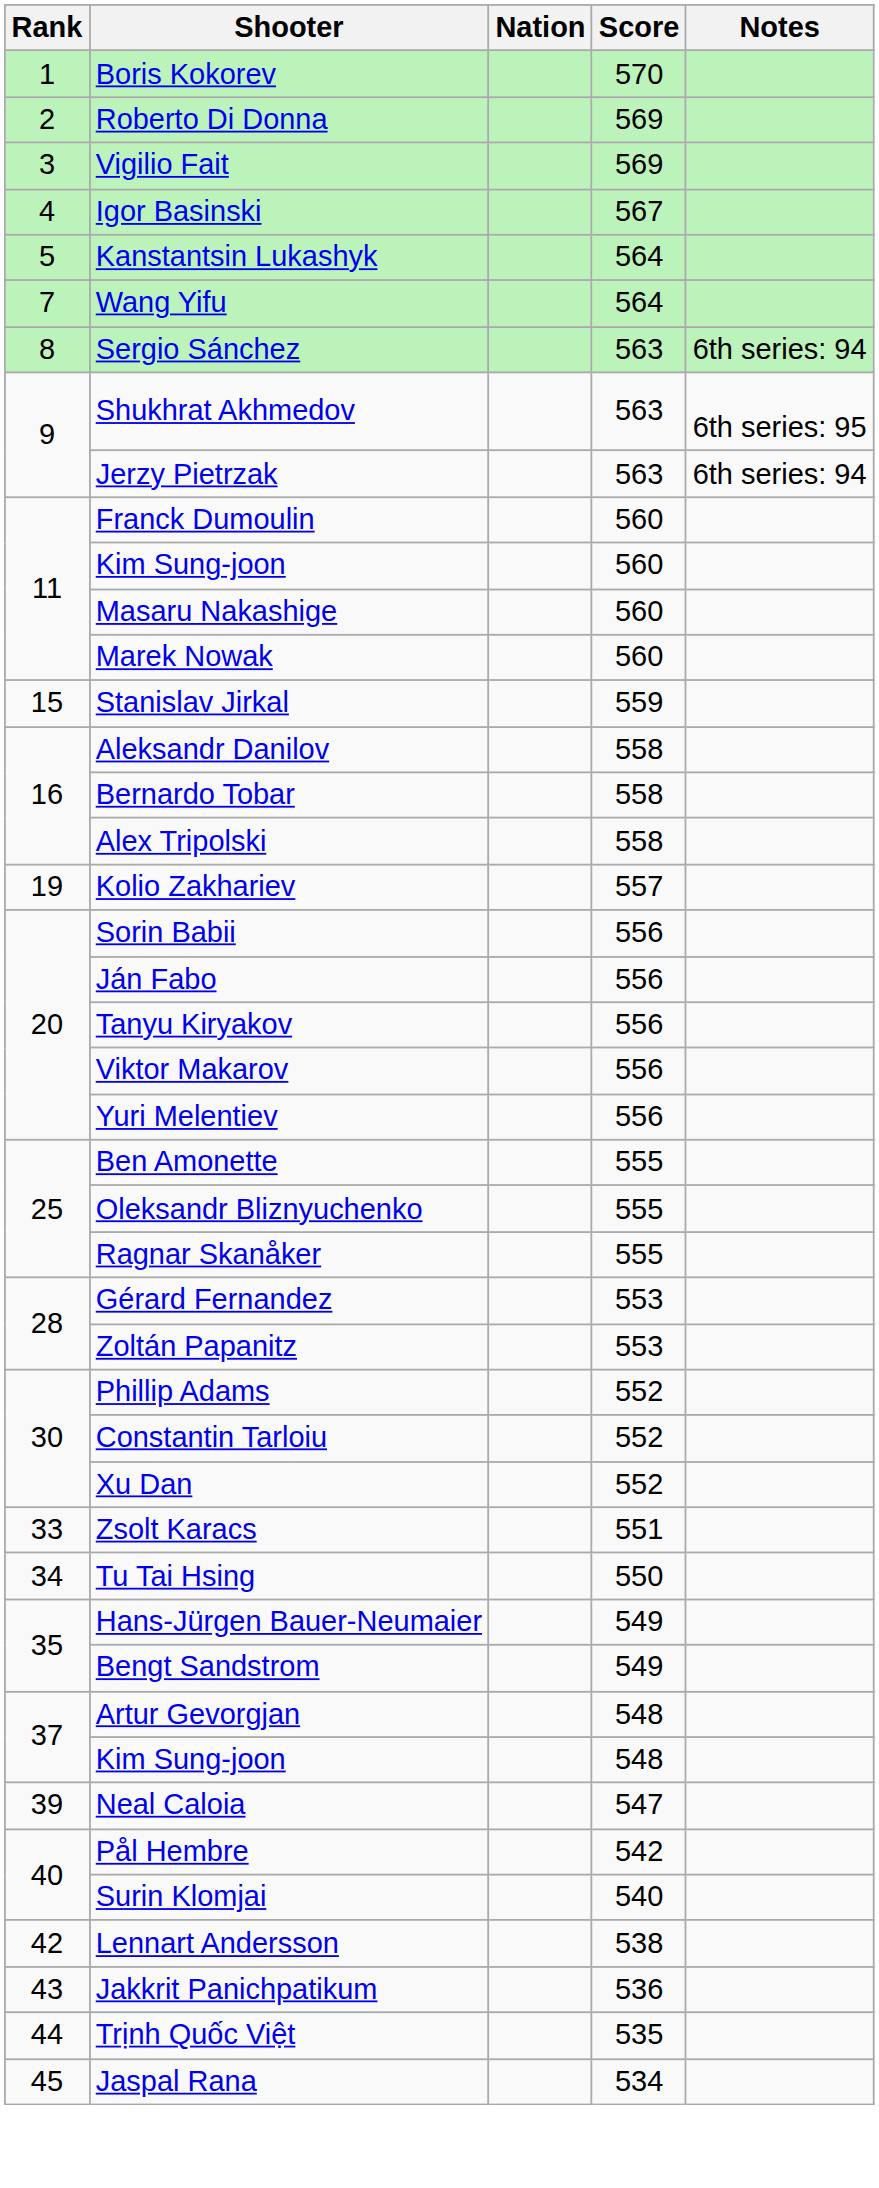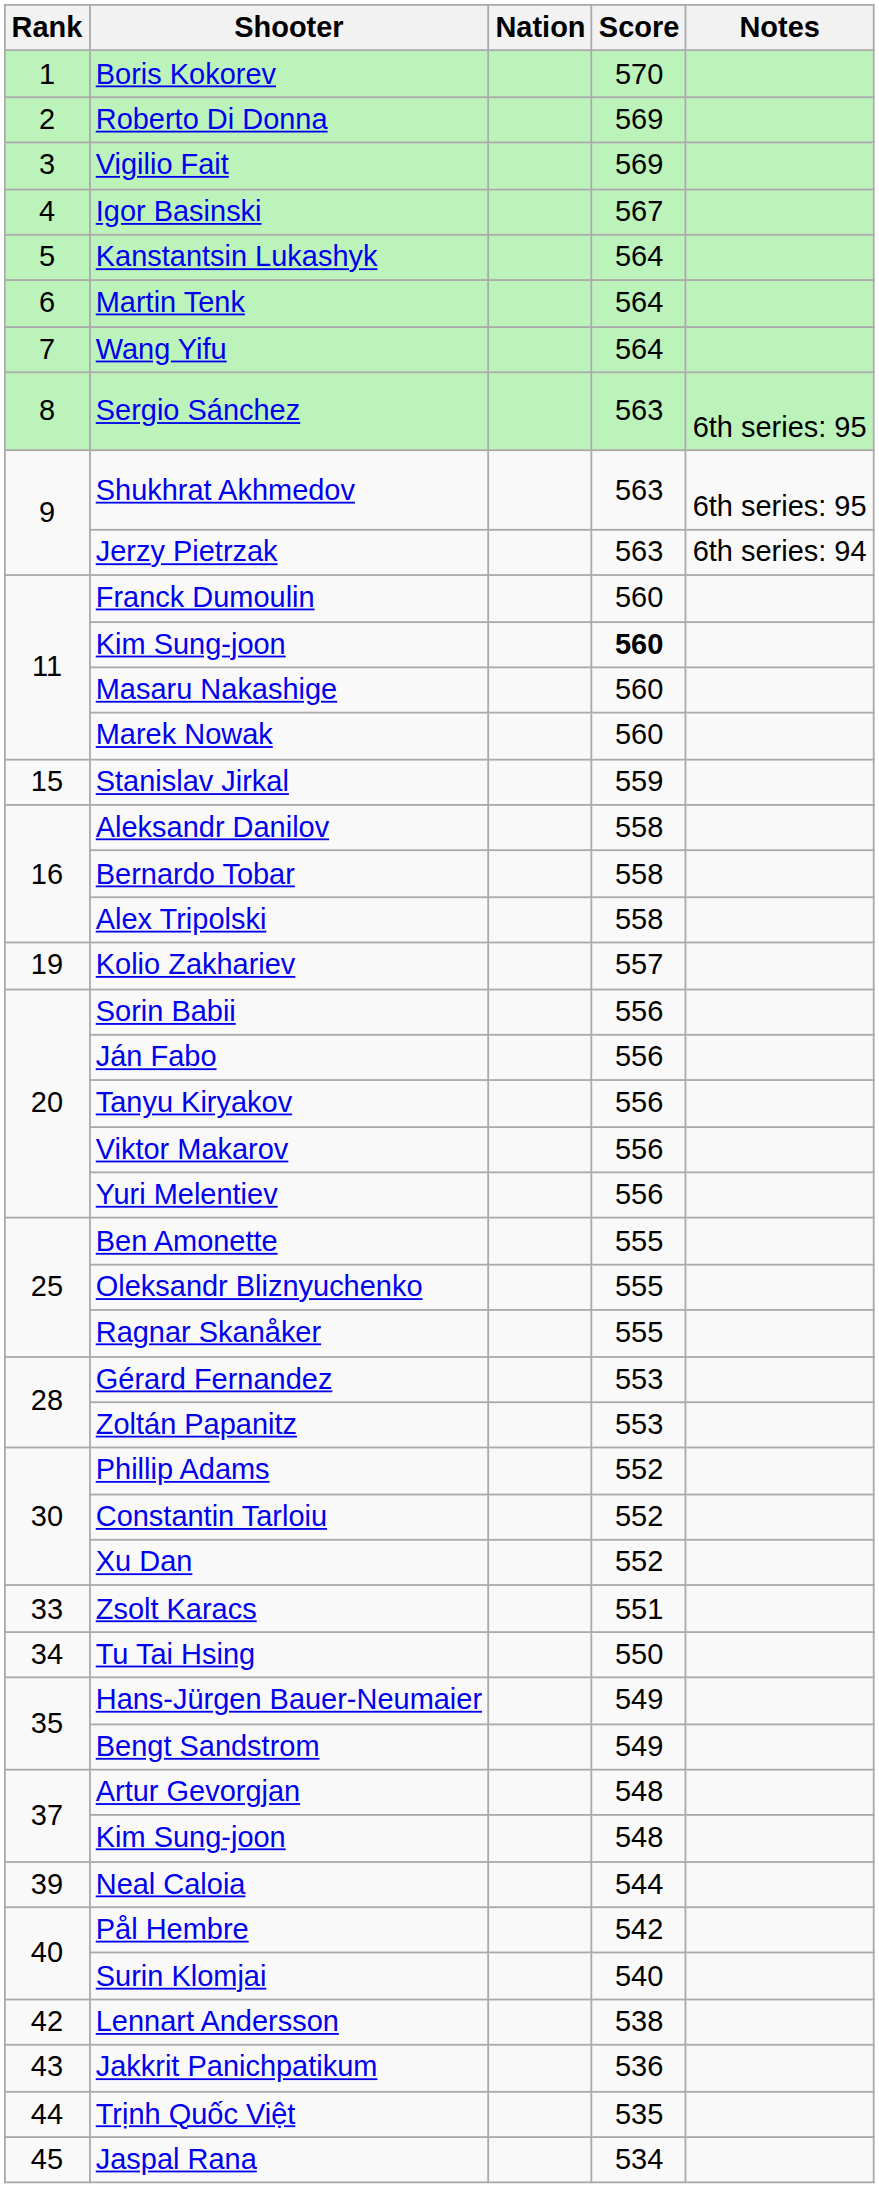+ row: (47, 303)
(780, 348) 6th series: 94 -> (780, 427) 6th series: 95
(639, 565) normal -> (639, 643) bold
(639, 1805) 547 -> (639, 1883) 544
